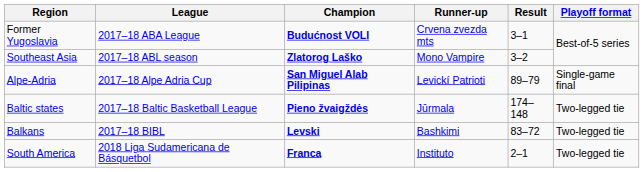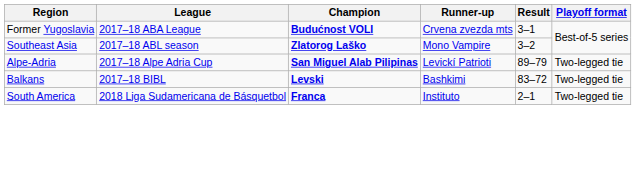(585, 80) Single-game final -> (589, 63) Two-legged tie
- row: (35, 109)
